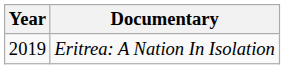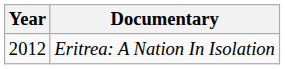(27, 48) 2019 -> (27, 48) 2012
